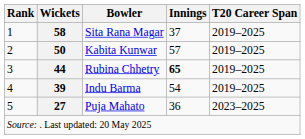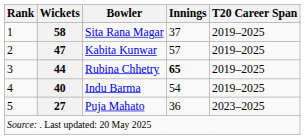(60, 50) 50 -> (60, 50) 47
(60, 87) 39 -> (60, 87) 40
